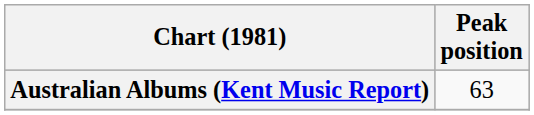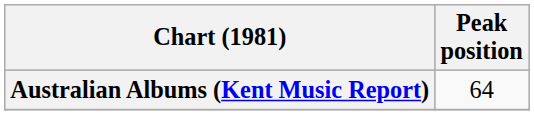(482, 89) 63 -> (482, 89) 64
